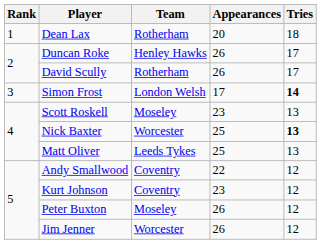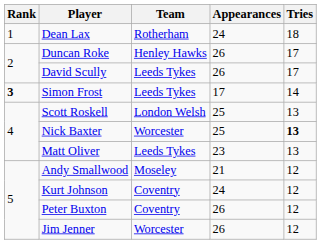(219, 33) 20 -> (219, 33) 24
(161, 72) Rotherham -> (165, 72) Leeds Tykes
(10, 92) normal -> (10, 92) bold
(170, 92) London Welsh -> (165, 92) Leeds Tykes
(293, 92) bold -> (293, 92) normal
(155, 111) Moseley -> (170, 111) London Welsh
(219, 111) 23 -> (219, 111) 25
(219, 151) 25 -> (219, 151) 23
(157, 170) Coventry -> (155, 170) Moseley
(219, 170) 22 -> (219, 170) 21
(219, 190) 23 -> (219, 190) 24
(155, 209) Moseley -> (157, 209) Coventry
